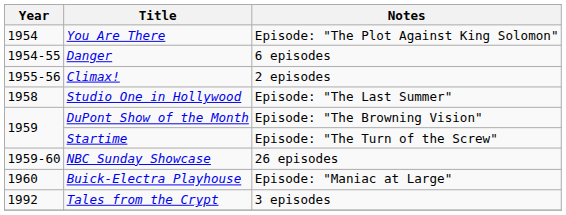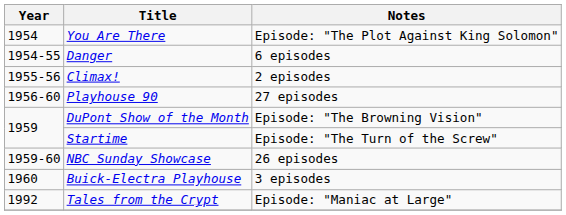+ row: (112, 97)
- row: (154, 97)
(354, 179) Episode: "Maniac at Large" -> (293, 179) 3 episodes
(293, 200) 3 episodes -> (354, 200) Episode: "Maniac at Large"
